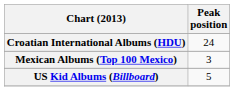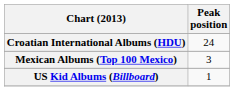(209, 77) 5 -> (209, 77) 1
